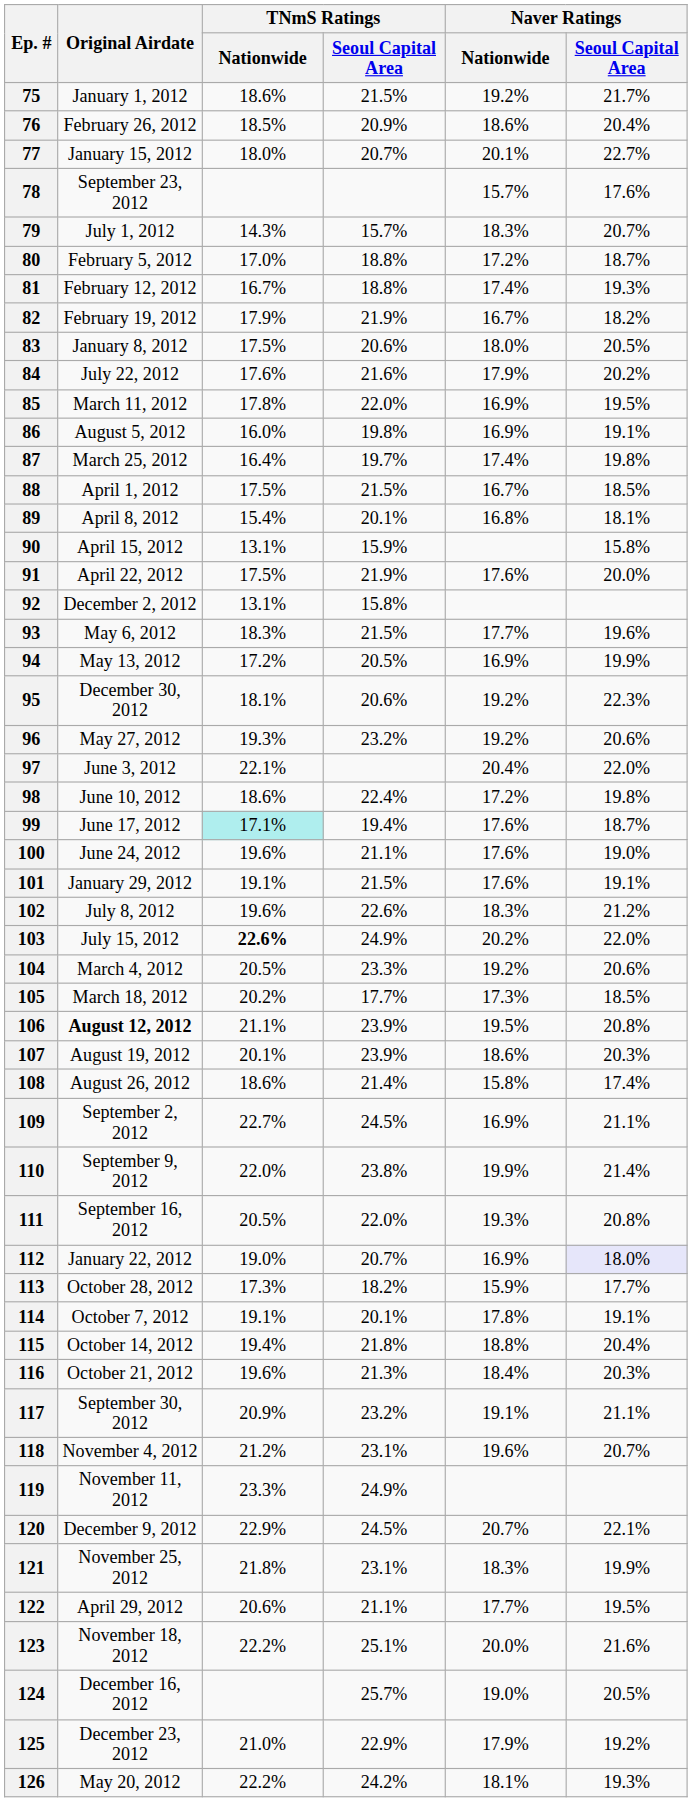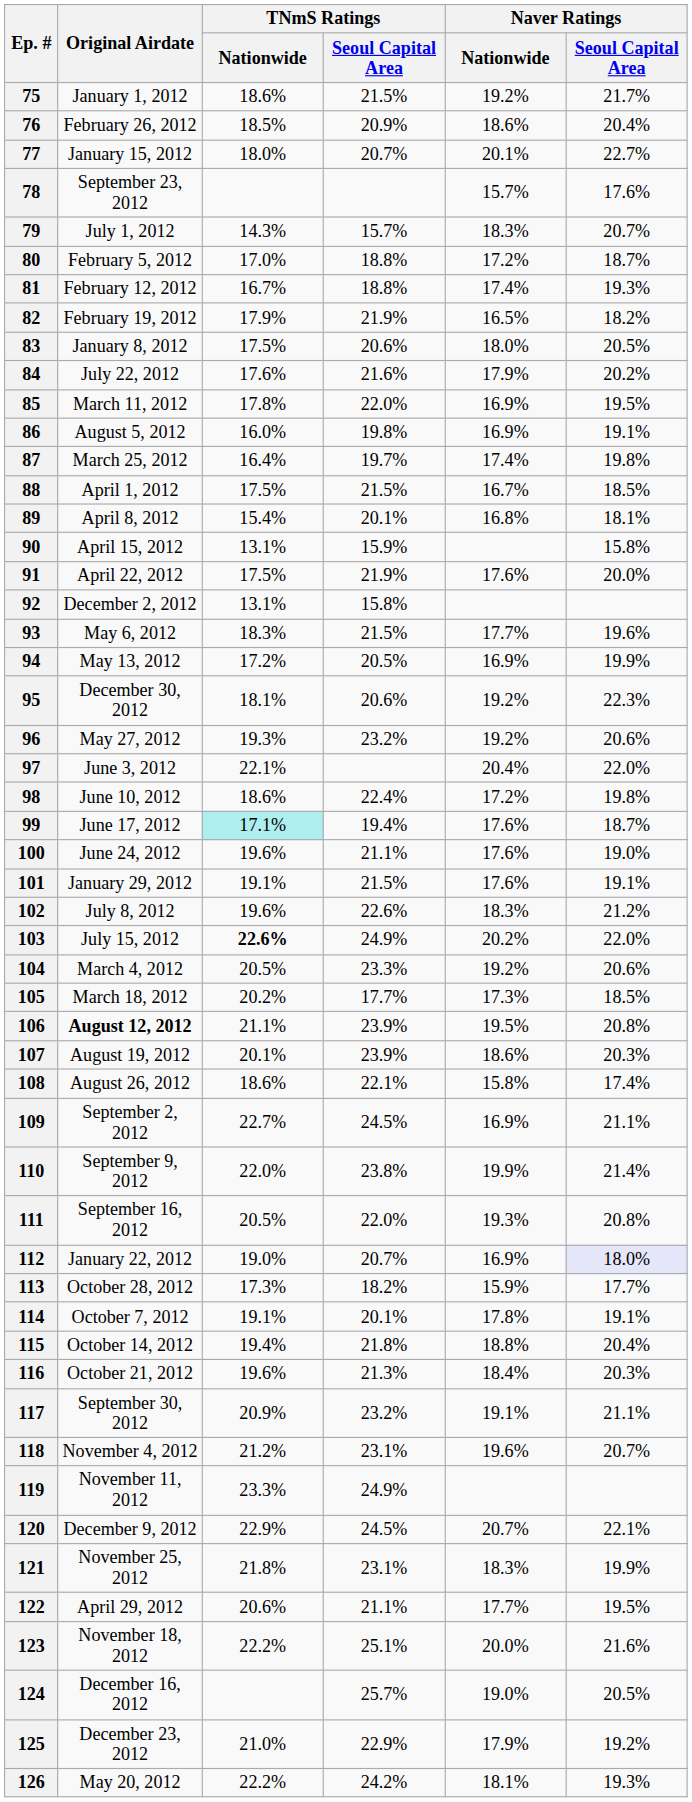(505, 317) 16.7% -> (505, 317) 16.5%
(384, 1083) 21.4% -> (384, 1083) 22.1%
